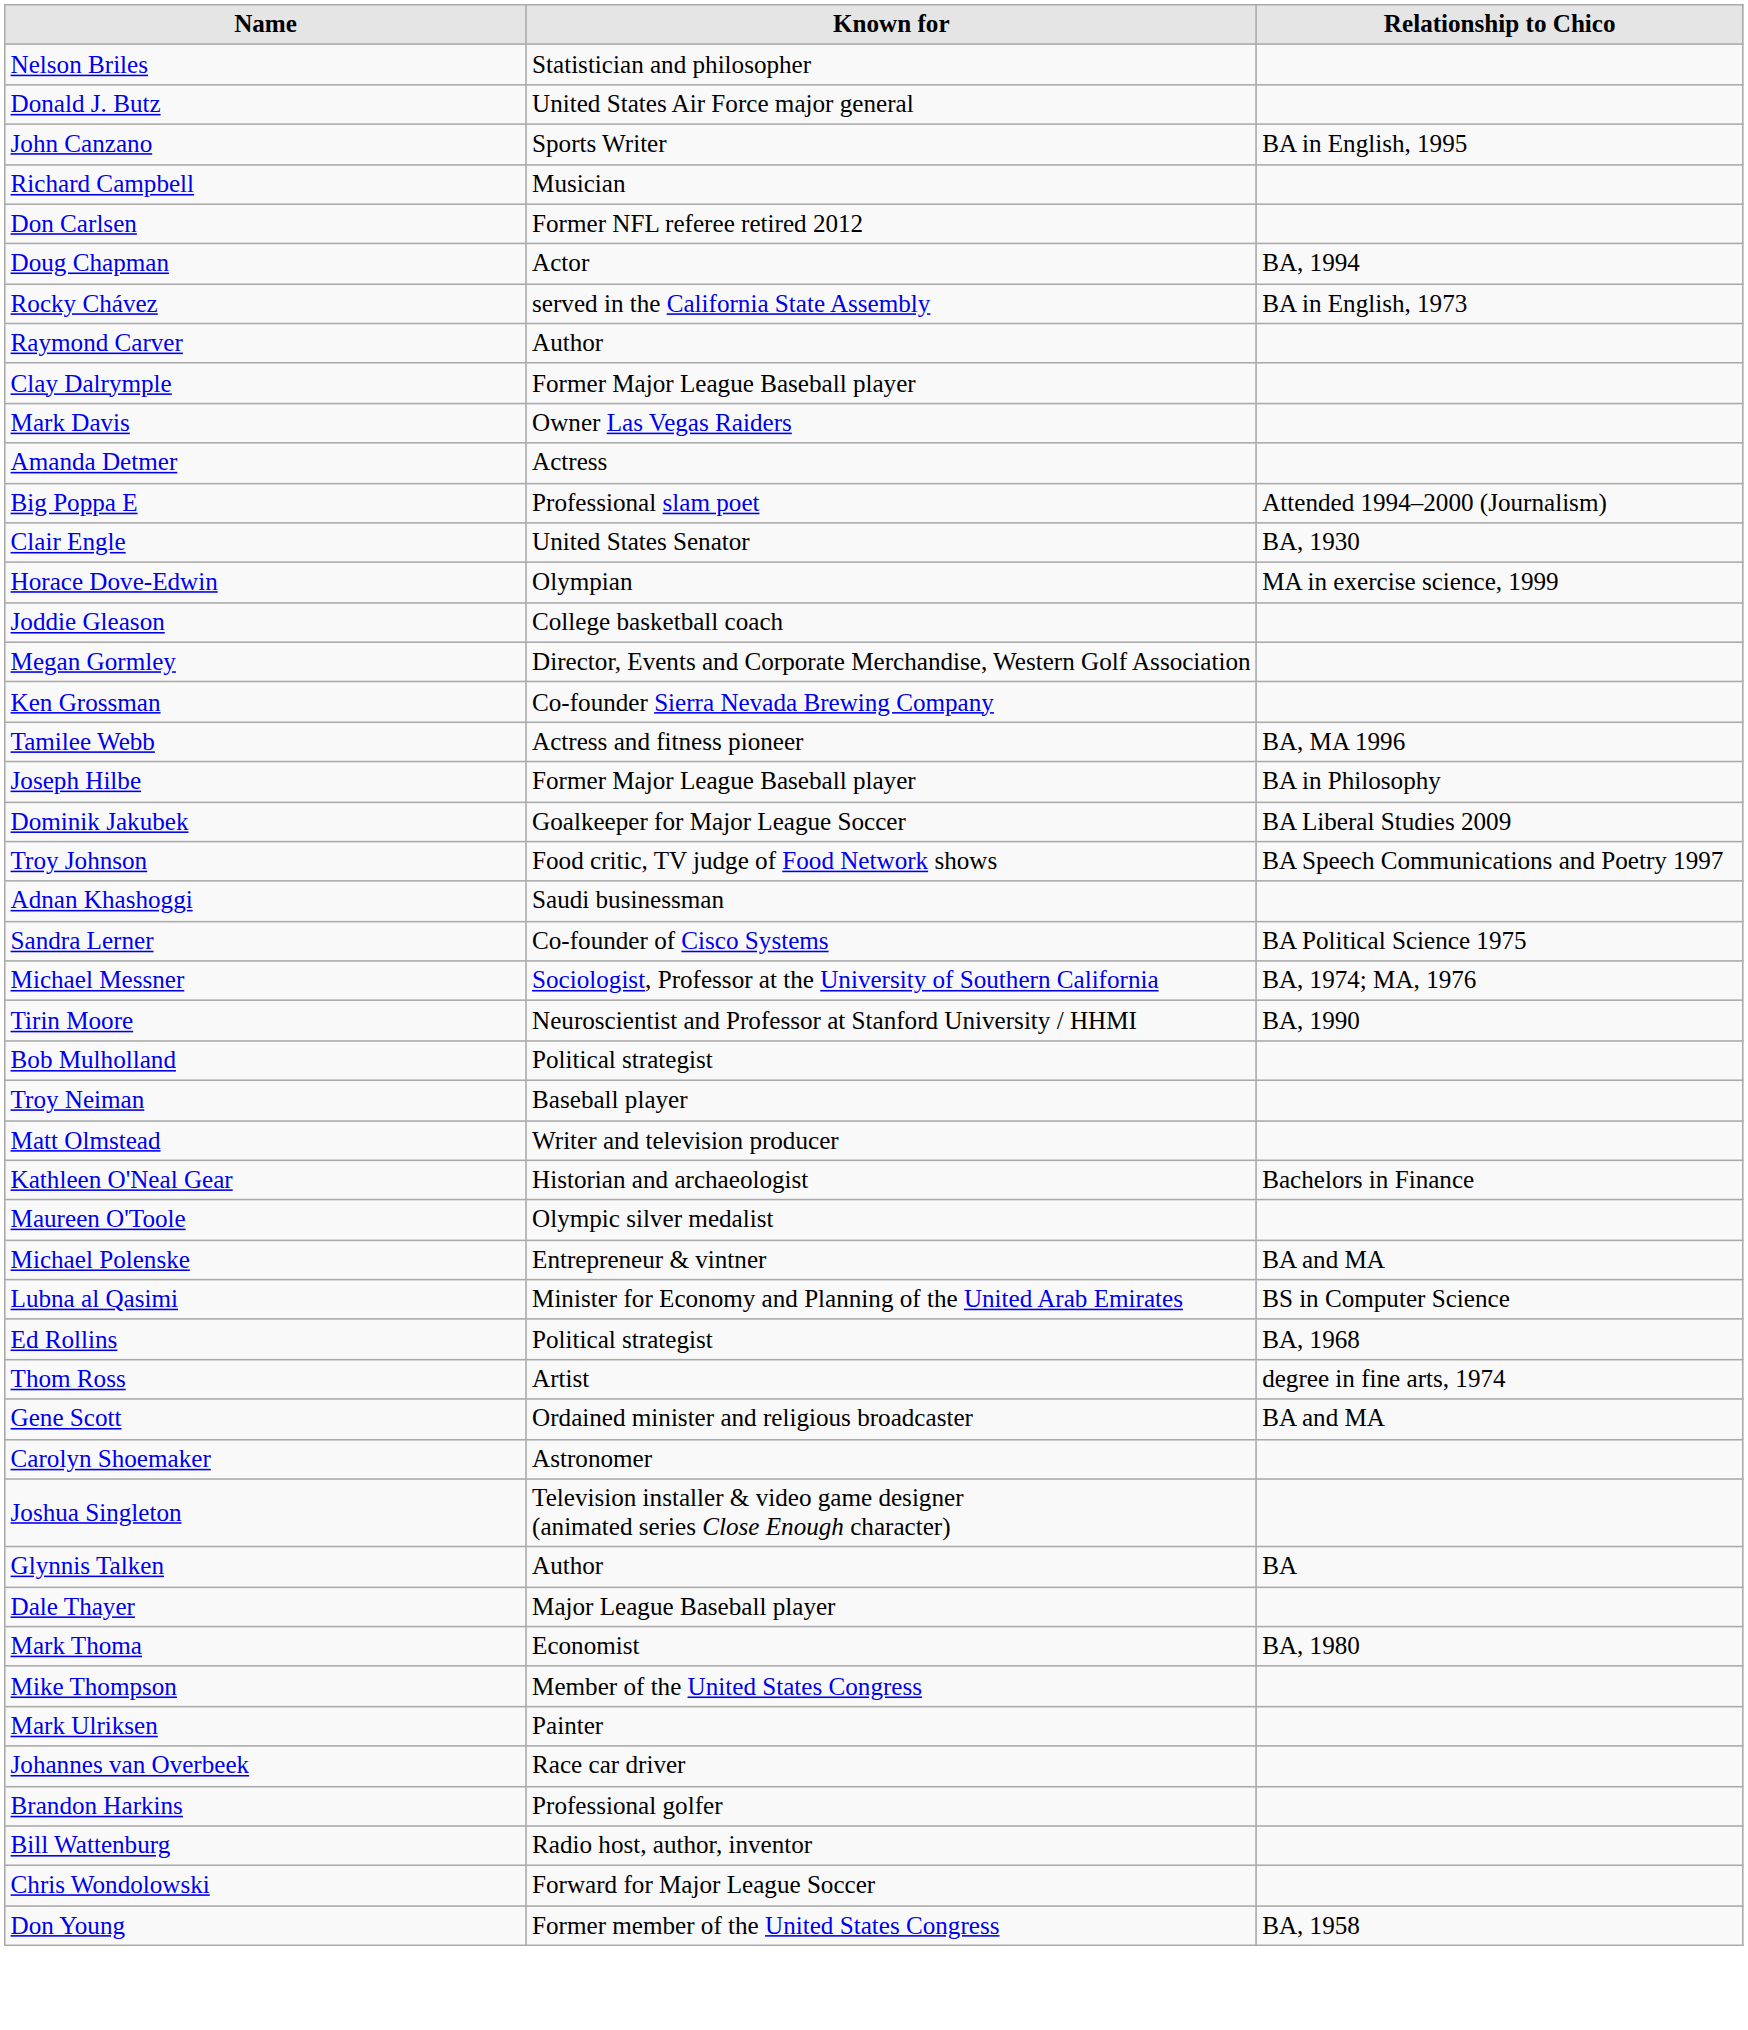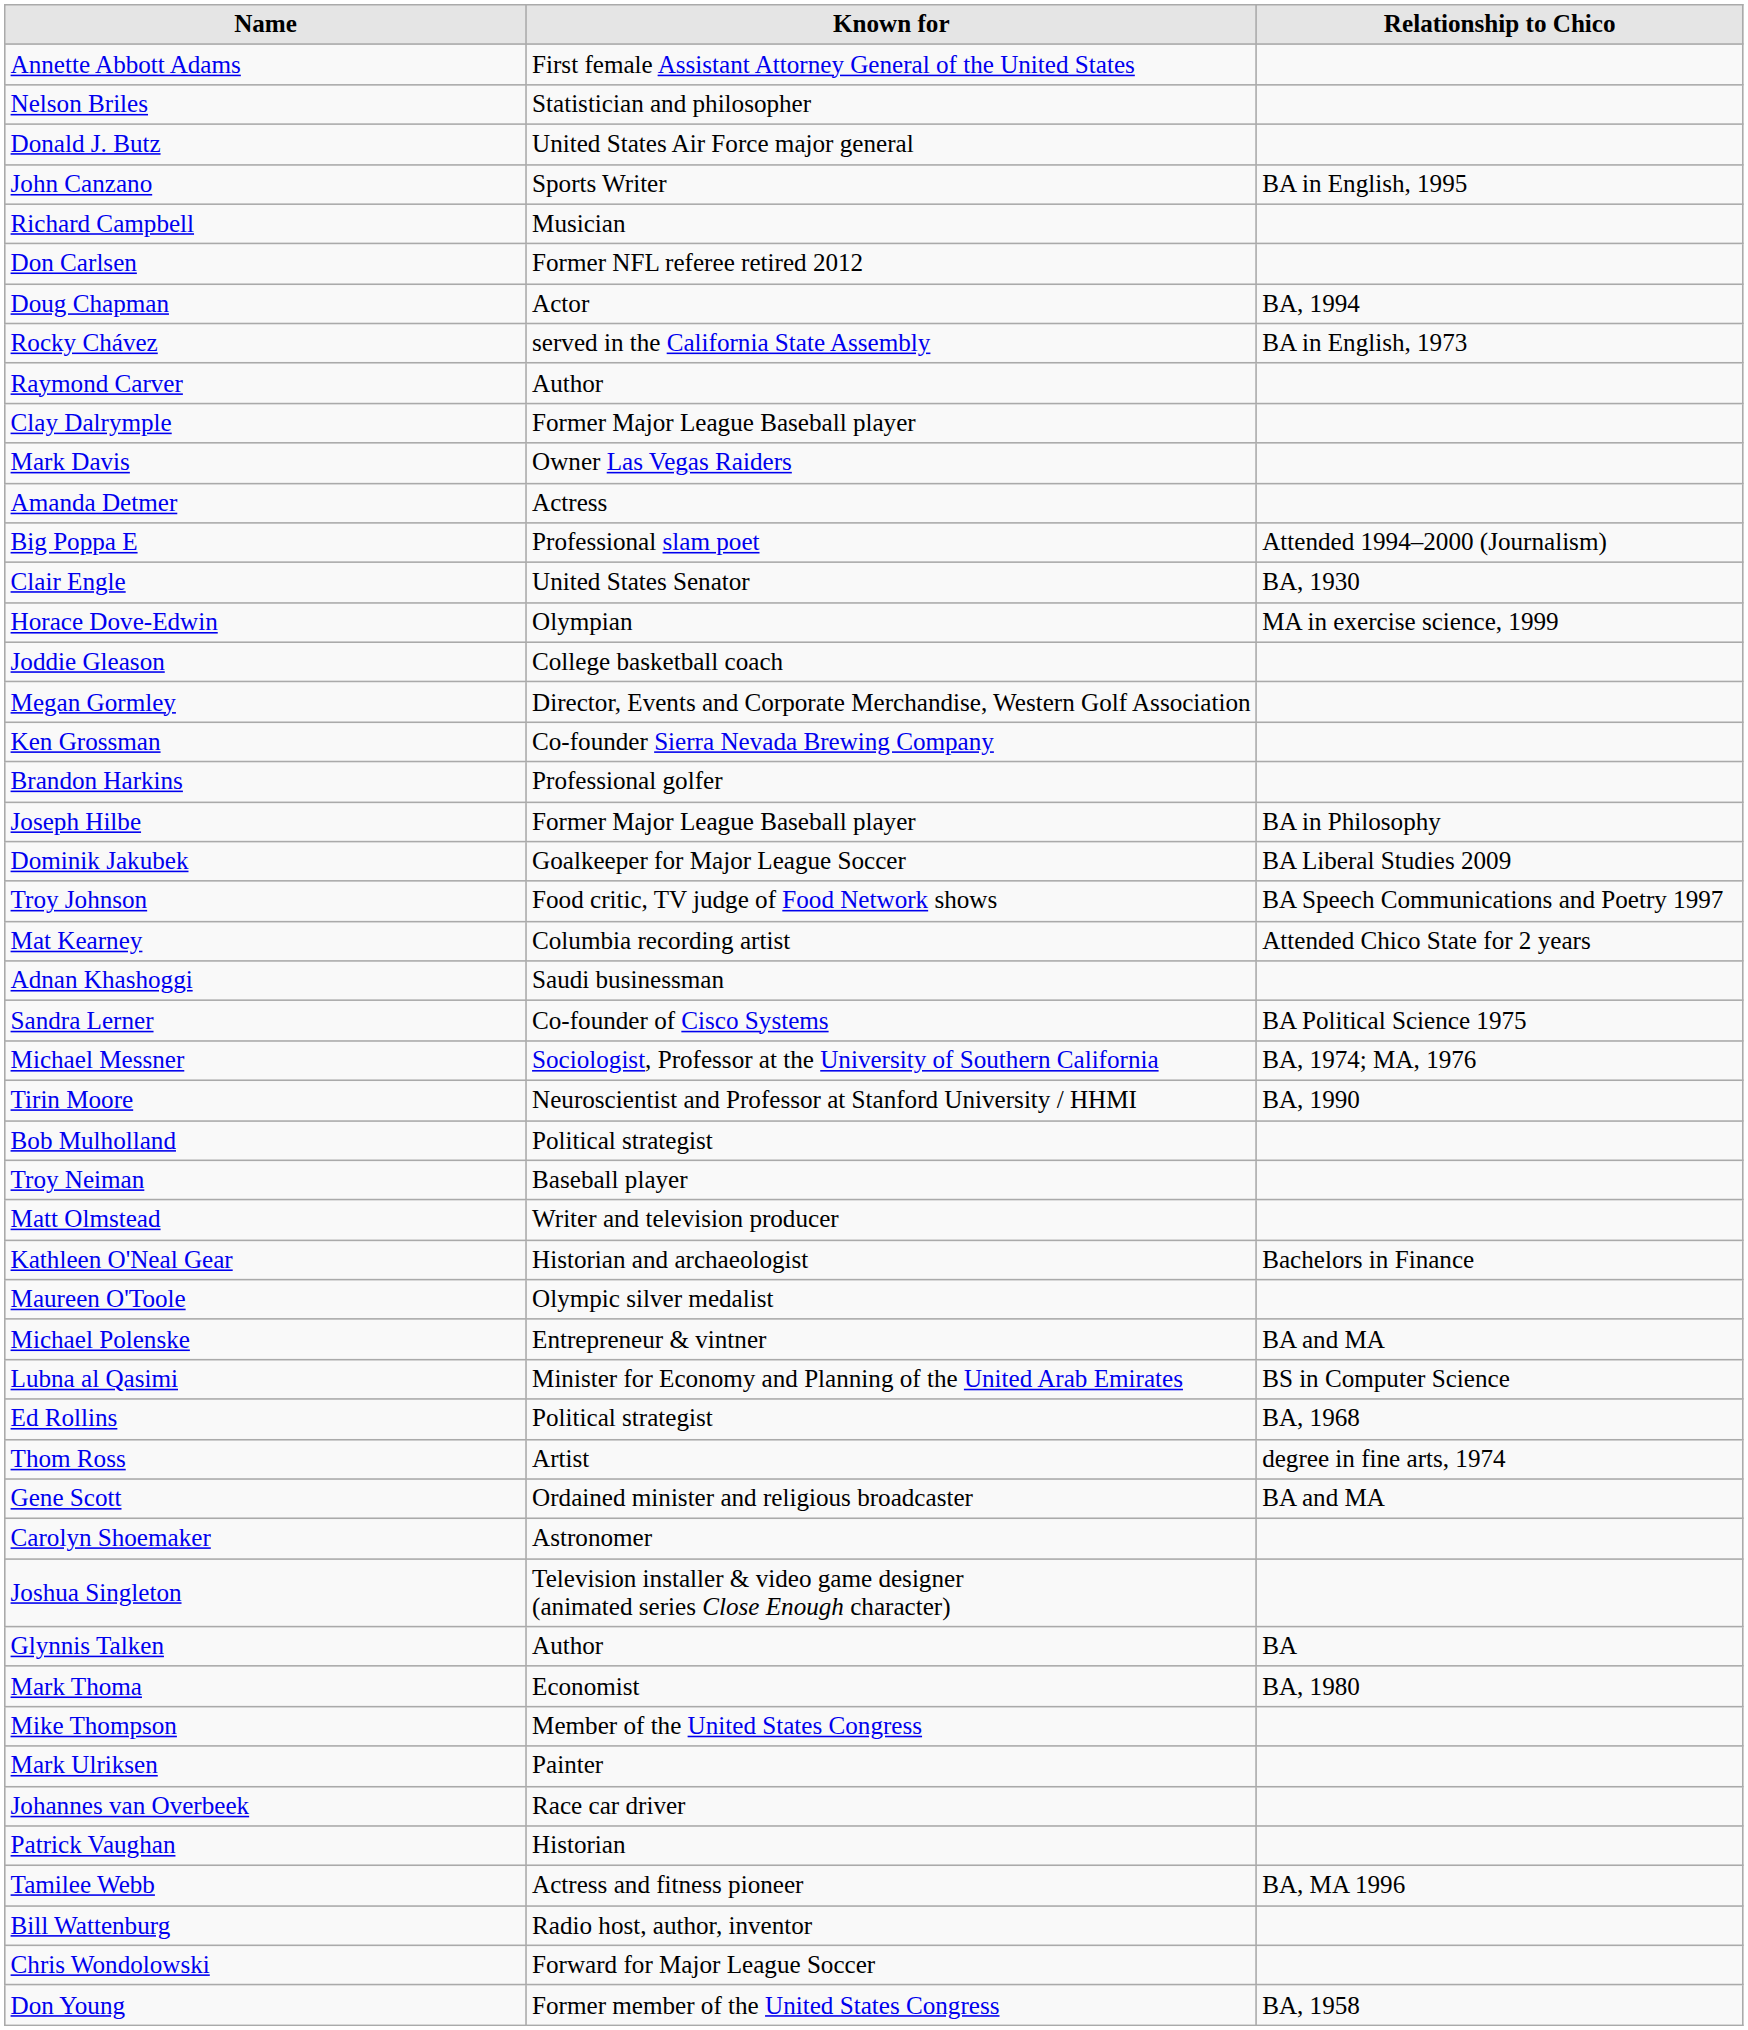+ row: (126, 64)
rows swapped: (97, 1805) <-> (83, 741)
+ row: (76, 940)
- row: (73, 1606)
+ row: (93, 1845)
